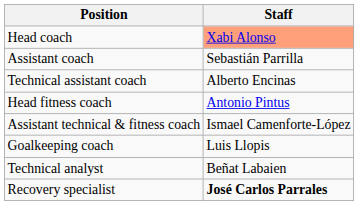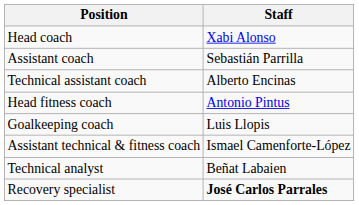(241, 37) lightsalmon background -> (241, 37) no background
rows swapped: (104, 124) <-> (61, 146)
